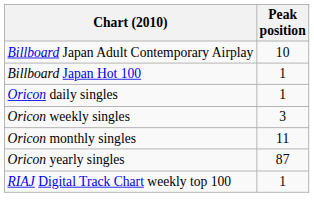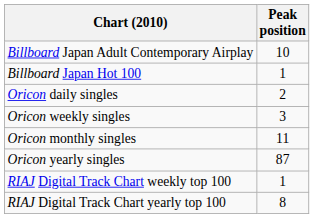(283, 95) 1 -> (283, 95) 2
+ row: (117, 203)
